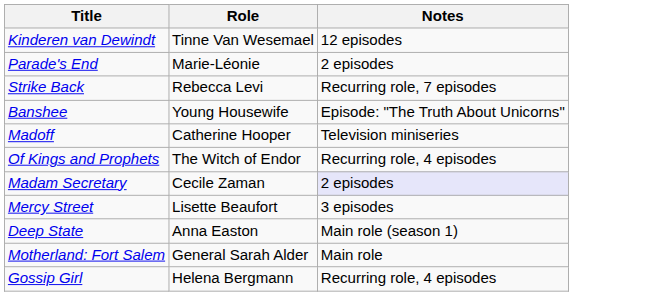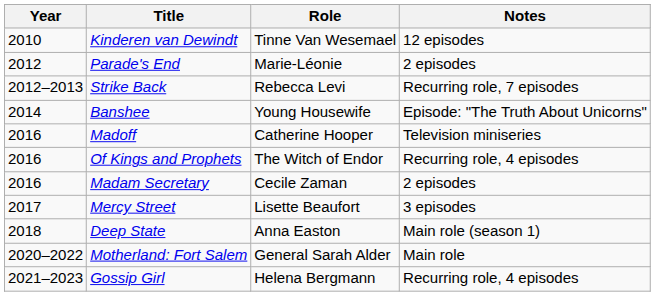+ column: (46, 16)
(357, 183) lavender background -> (439, 183) no background
